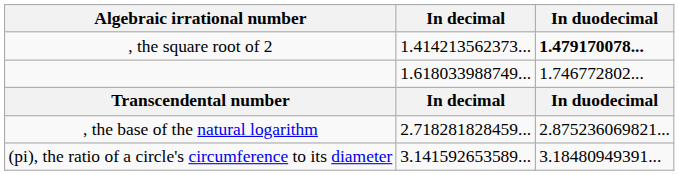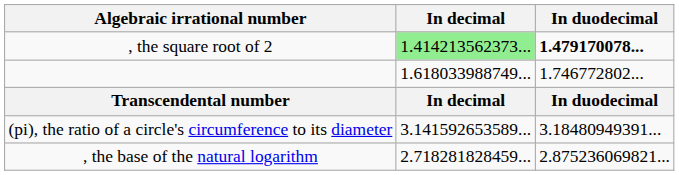(466, 45) no background -> (466, 45) lightgreen background
rows swapped: (200, 156) <-> (200, 128)
